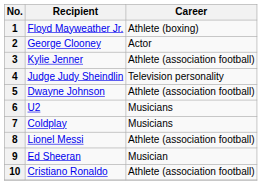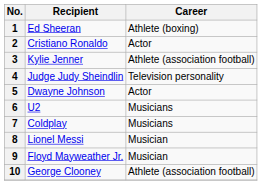(75, 28) Floyd Mayweather Jr. -> (54, 28) Ed Sheeran
(64, 44) George Clooney -> (68, 44) Cristiano Ronaldo
(191, 92) Athlete (association football) -> (140, 92) Actor
(191, 140) Athlete (association football) -> (148, 140) Musician
(54, 156) Ed Sheeran -> (75, 156) Floyd Mayweather Jr.
(68, 172) Cristiano Ronaldo -> (64, 172) George Clooney
